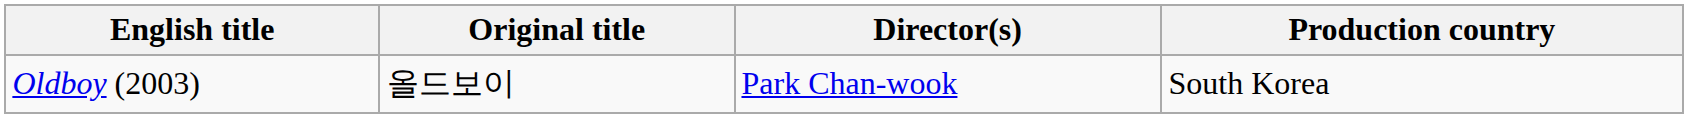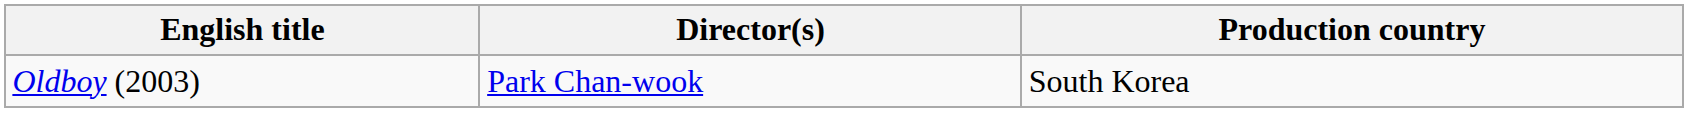- column: (557, 29)
